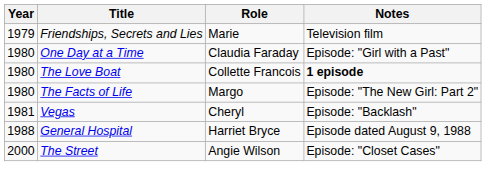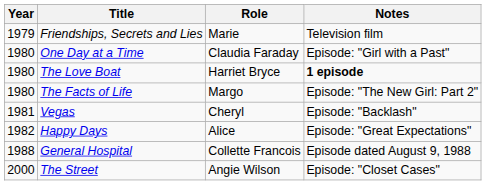(255, 72) Collette Francois -> (244, 72) Harriet Bryce
+ row: (74, 131)
(244, 131) Harriet Bryce -> (255, 151) Collette Francois
